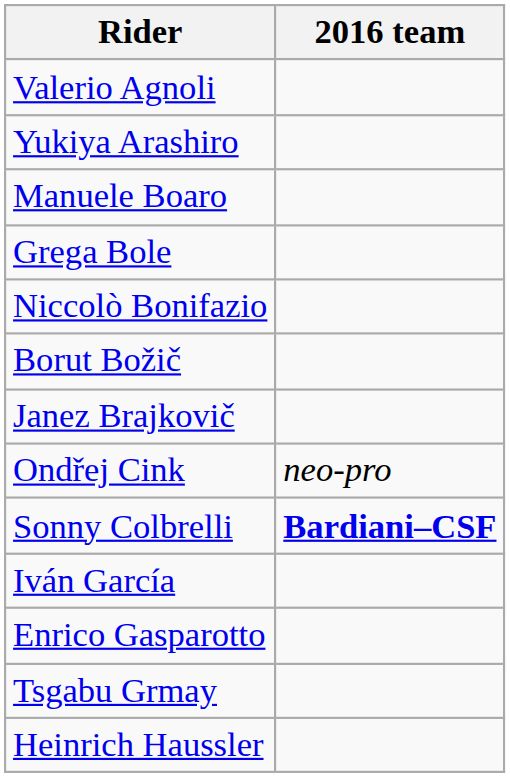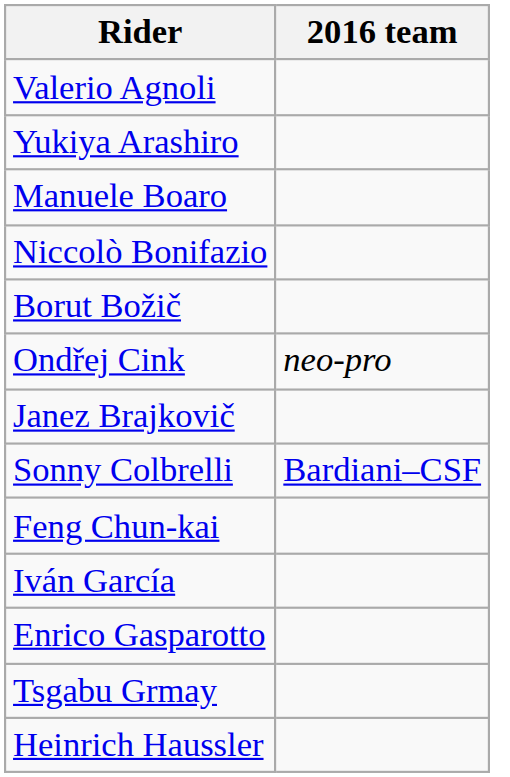- row: (92, 251)
rows swapped: (124, 415) <-> (99, 470)
(390, 525) bold -> (382, 470) normal
+ row: (116, 525)
